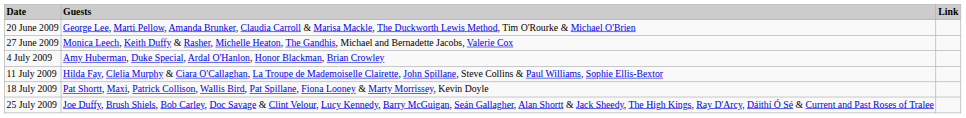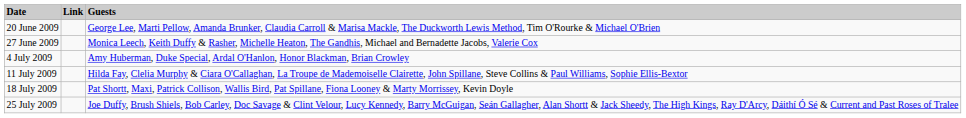columns swapped: (77, 12) <-> (948, 12)
